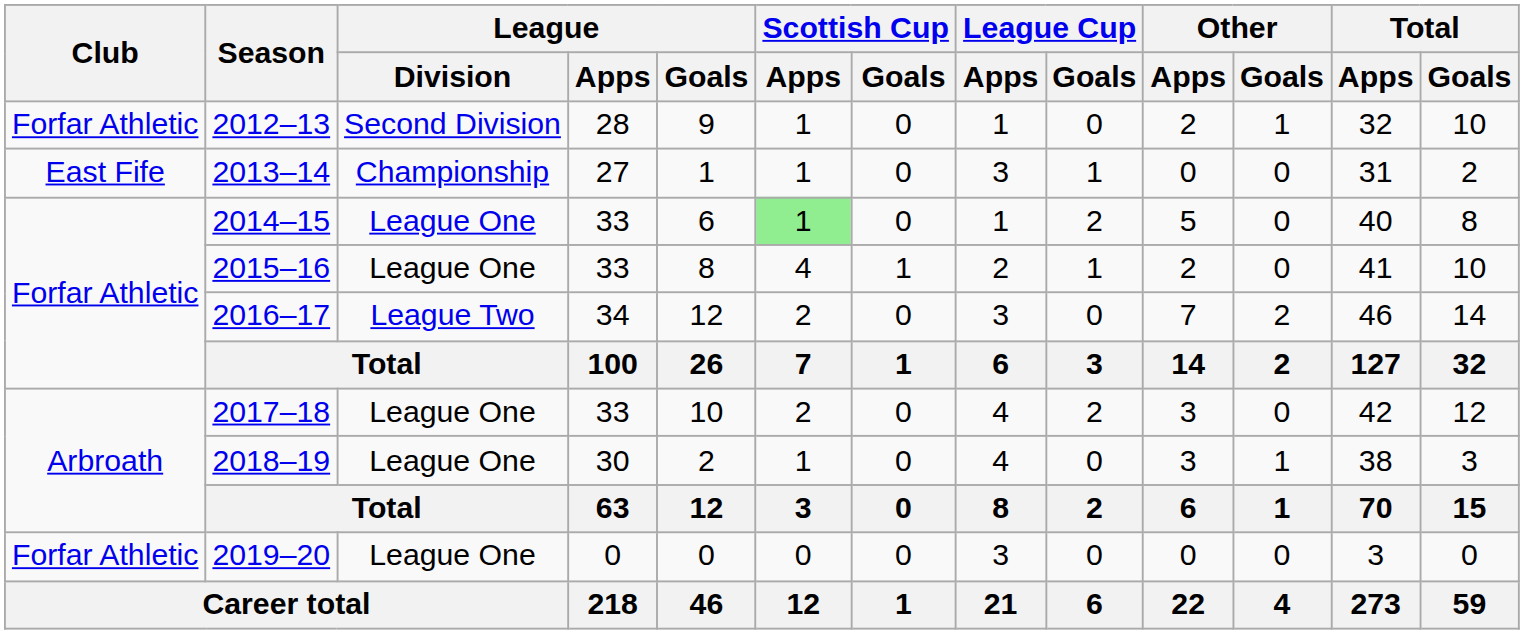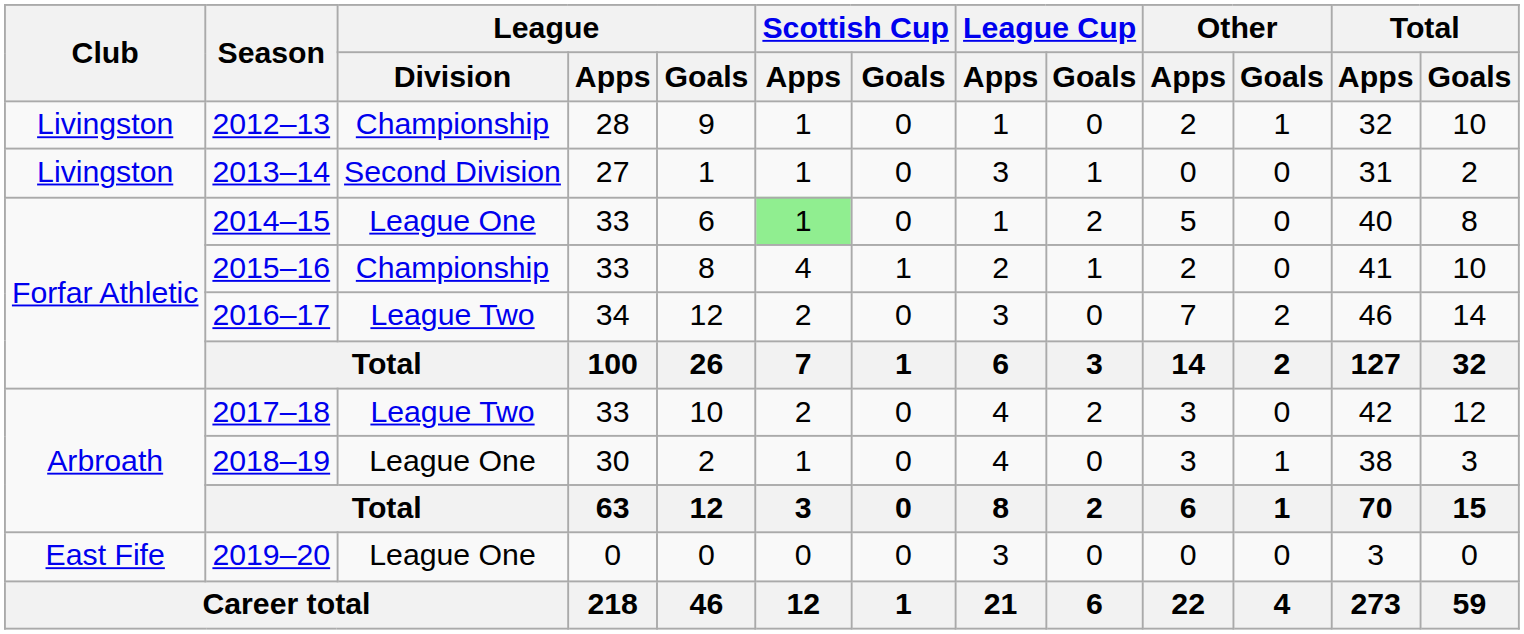(105, 124) Forfar Athletic -> (105, 124) Livingston
(453, 124) Second Division -> (452, 124) Championship
(105, 172) East Fife -> (105, 172) Livingston
(452, 172) Championship -> (453, 172) Second Division
(453, 268) League One -> (452, 268) Championship
(453, 412) League One -> (453, 412) League Two
(105, 556) Forfar Athletic -> (105, 556) East Fife
